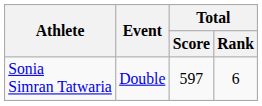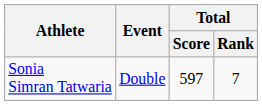(236, 78) 6 -> (236, 78) 7
